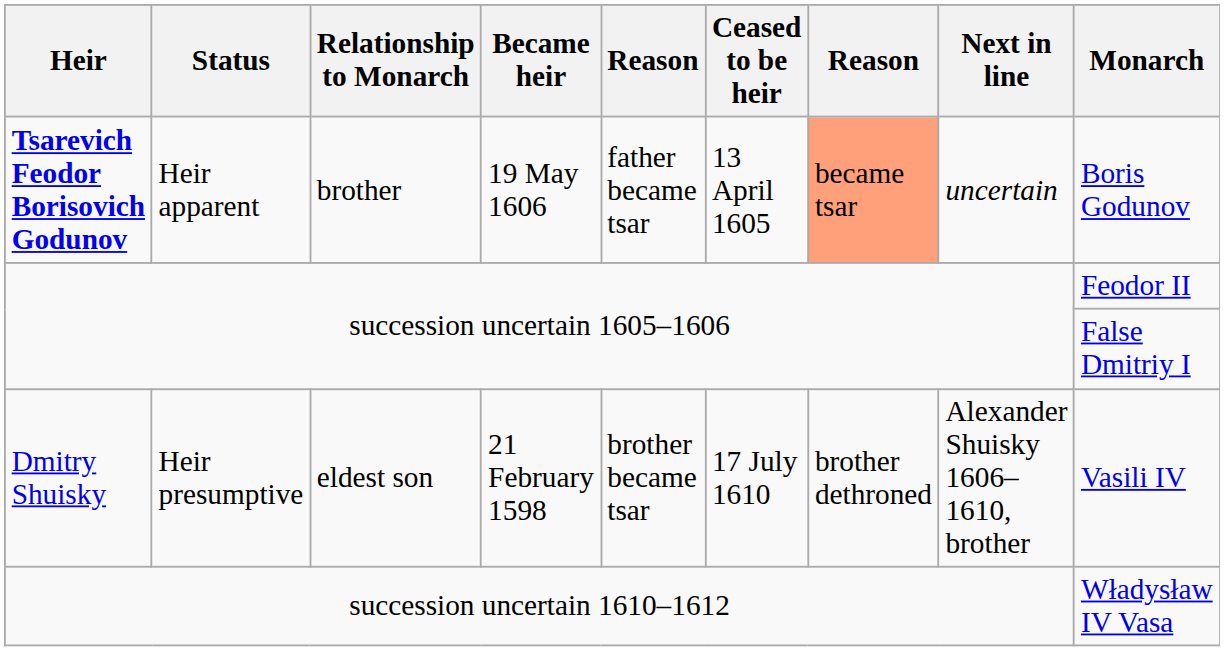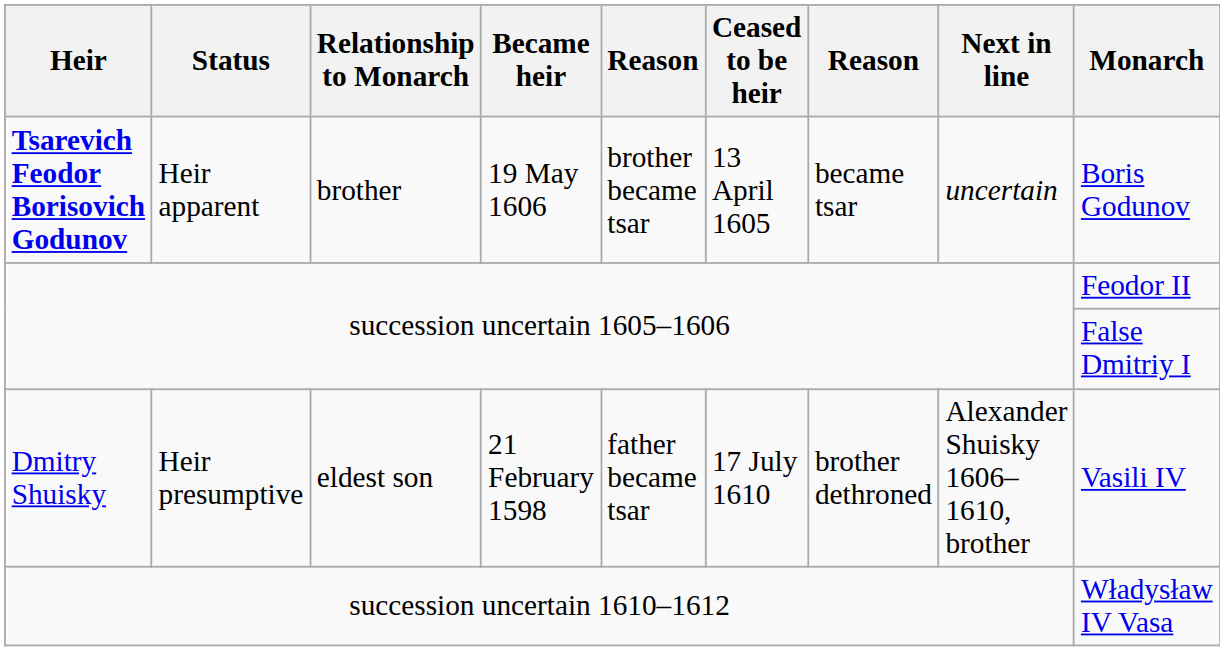(652, 189) father became tsar -> (652, 189) brother became tsar
(860, 189) lightsalmon background -> (860, 189) no background
(652, 476) brother became tsar -> (652, 476) father became tsar
